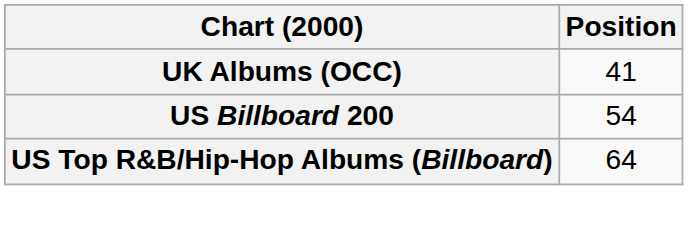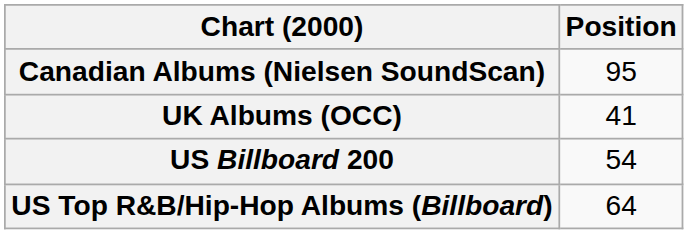+ row: (282, 71)
